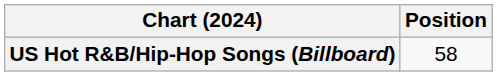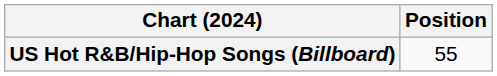(446, 53) 58 -> (446, 53) 55
